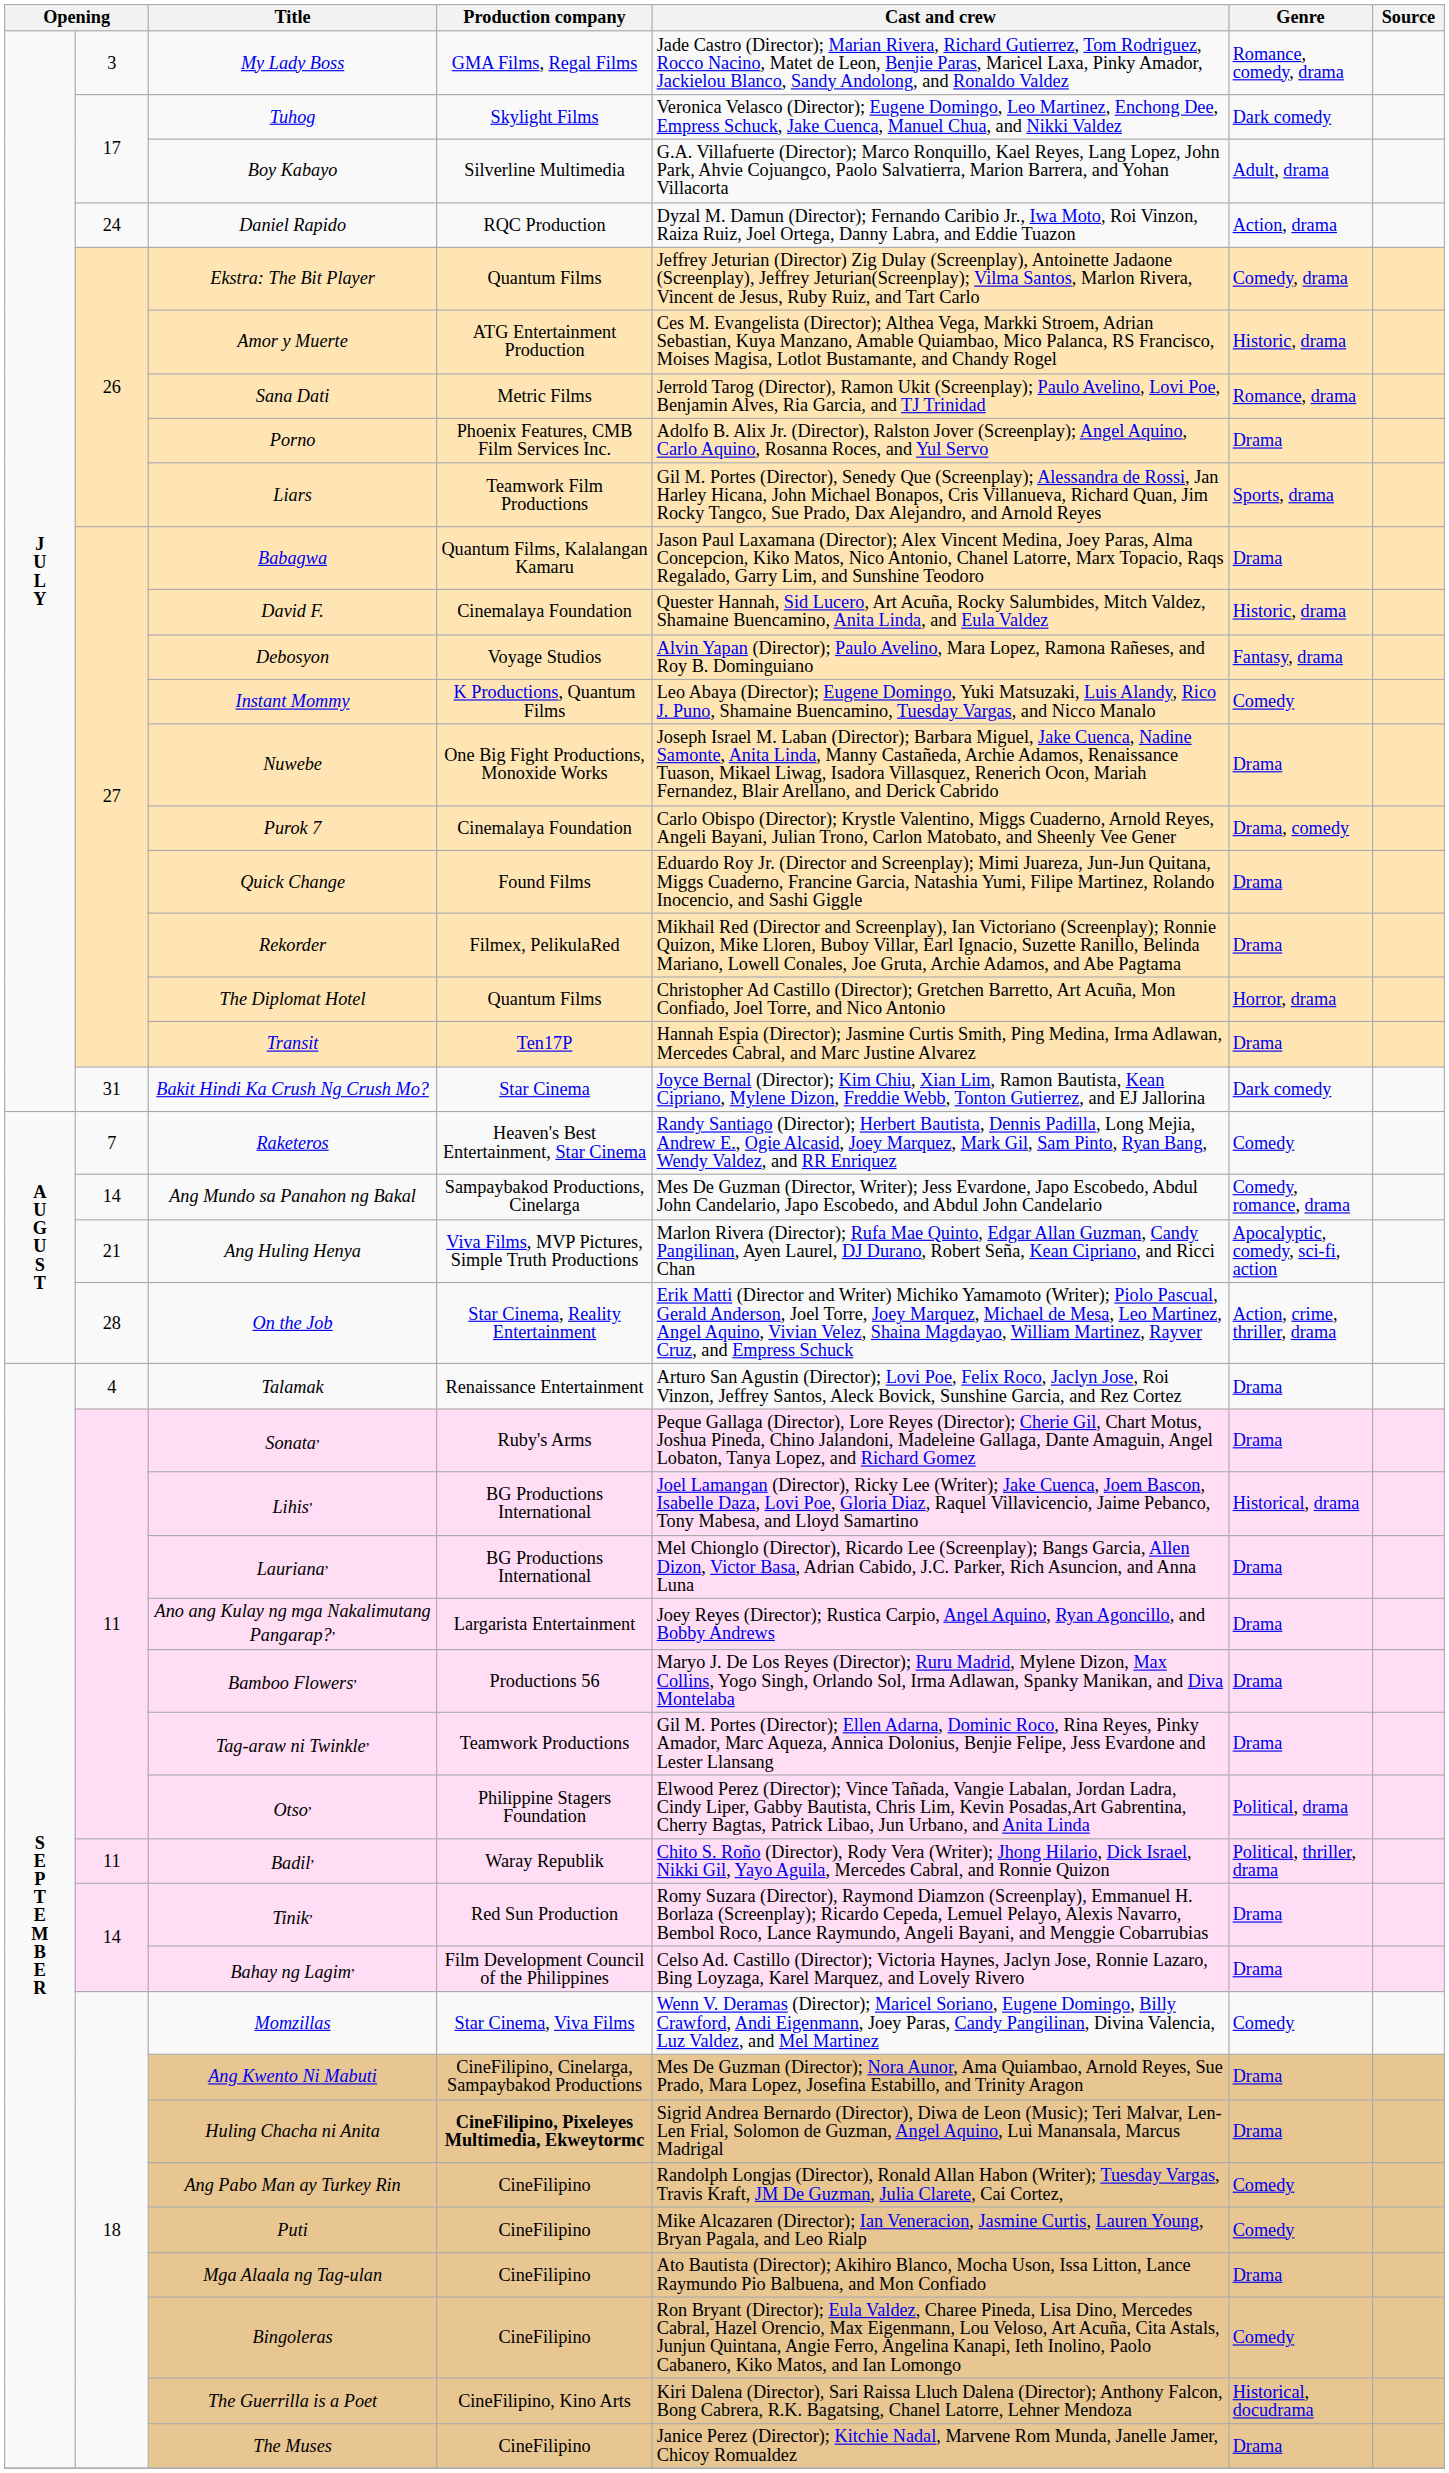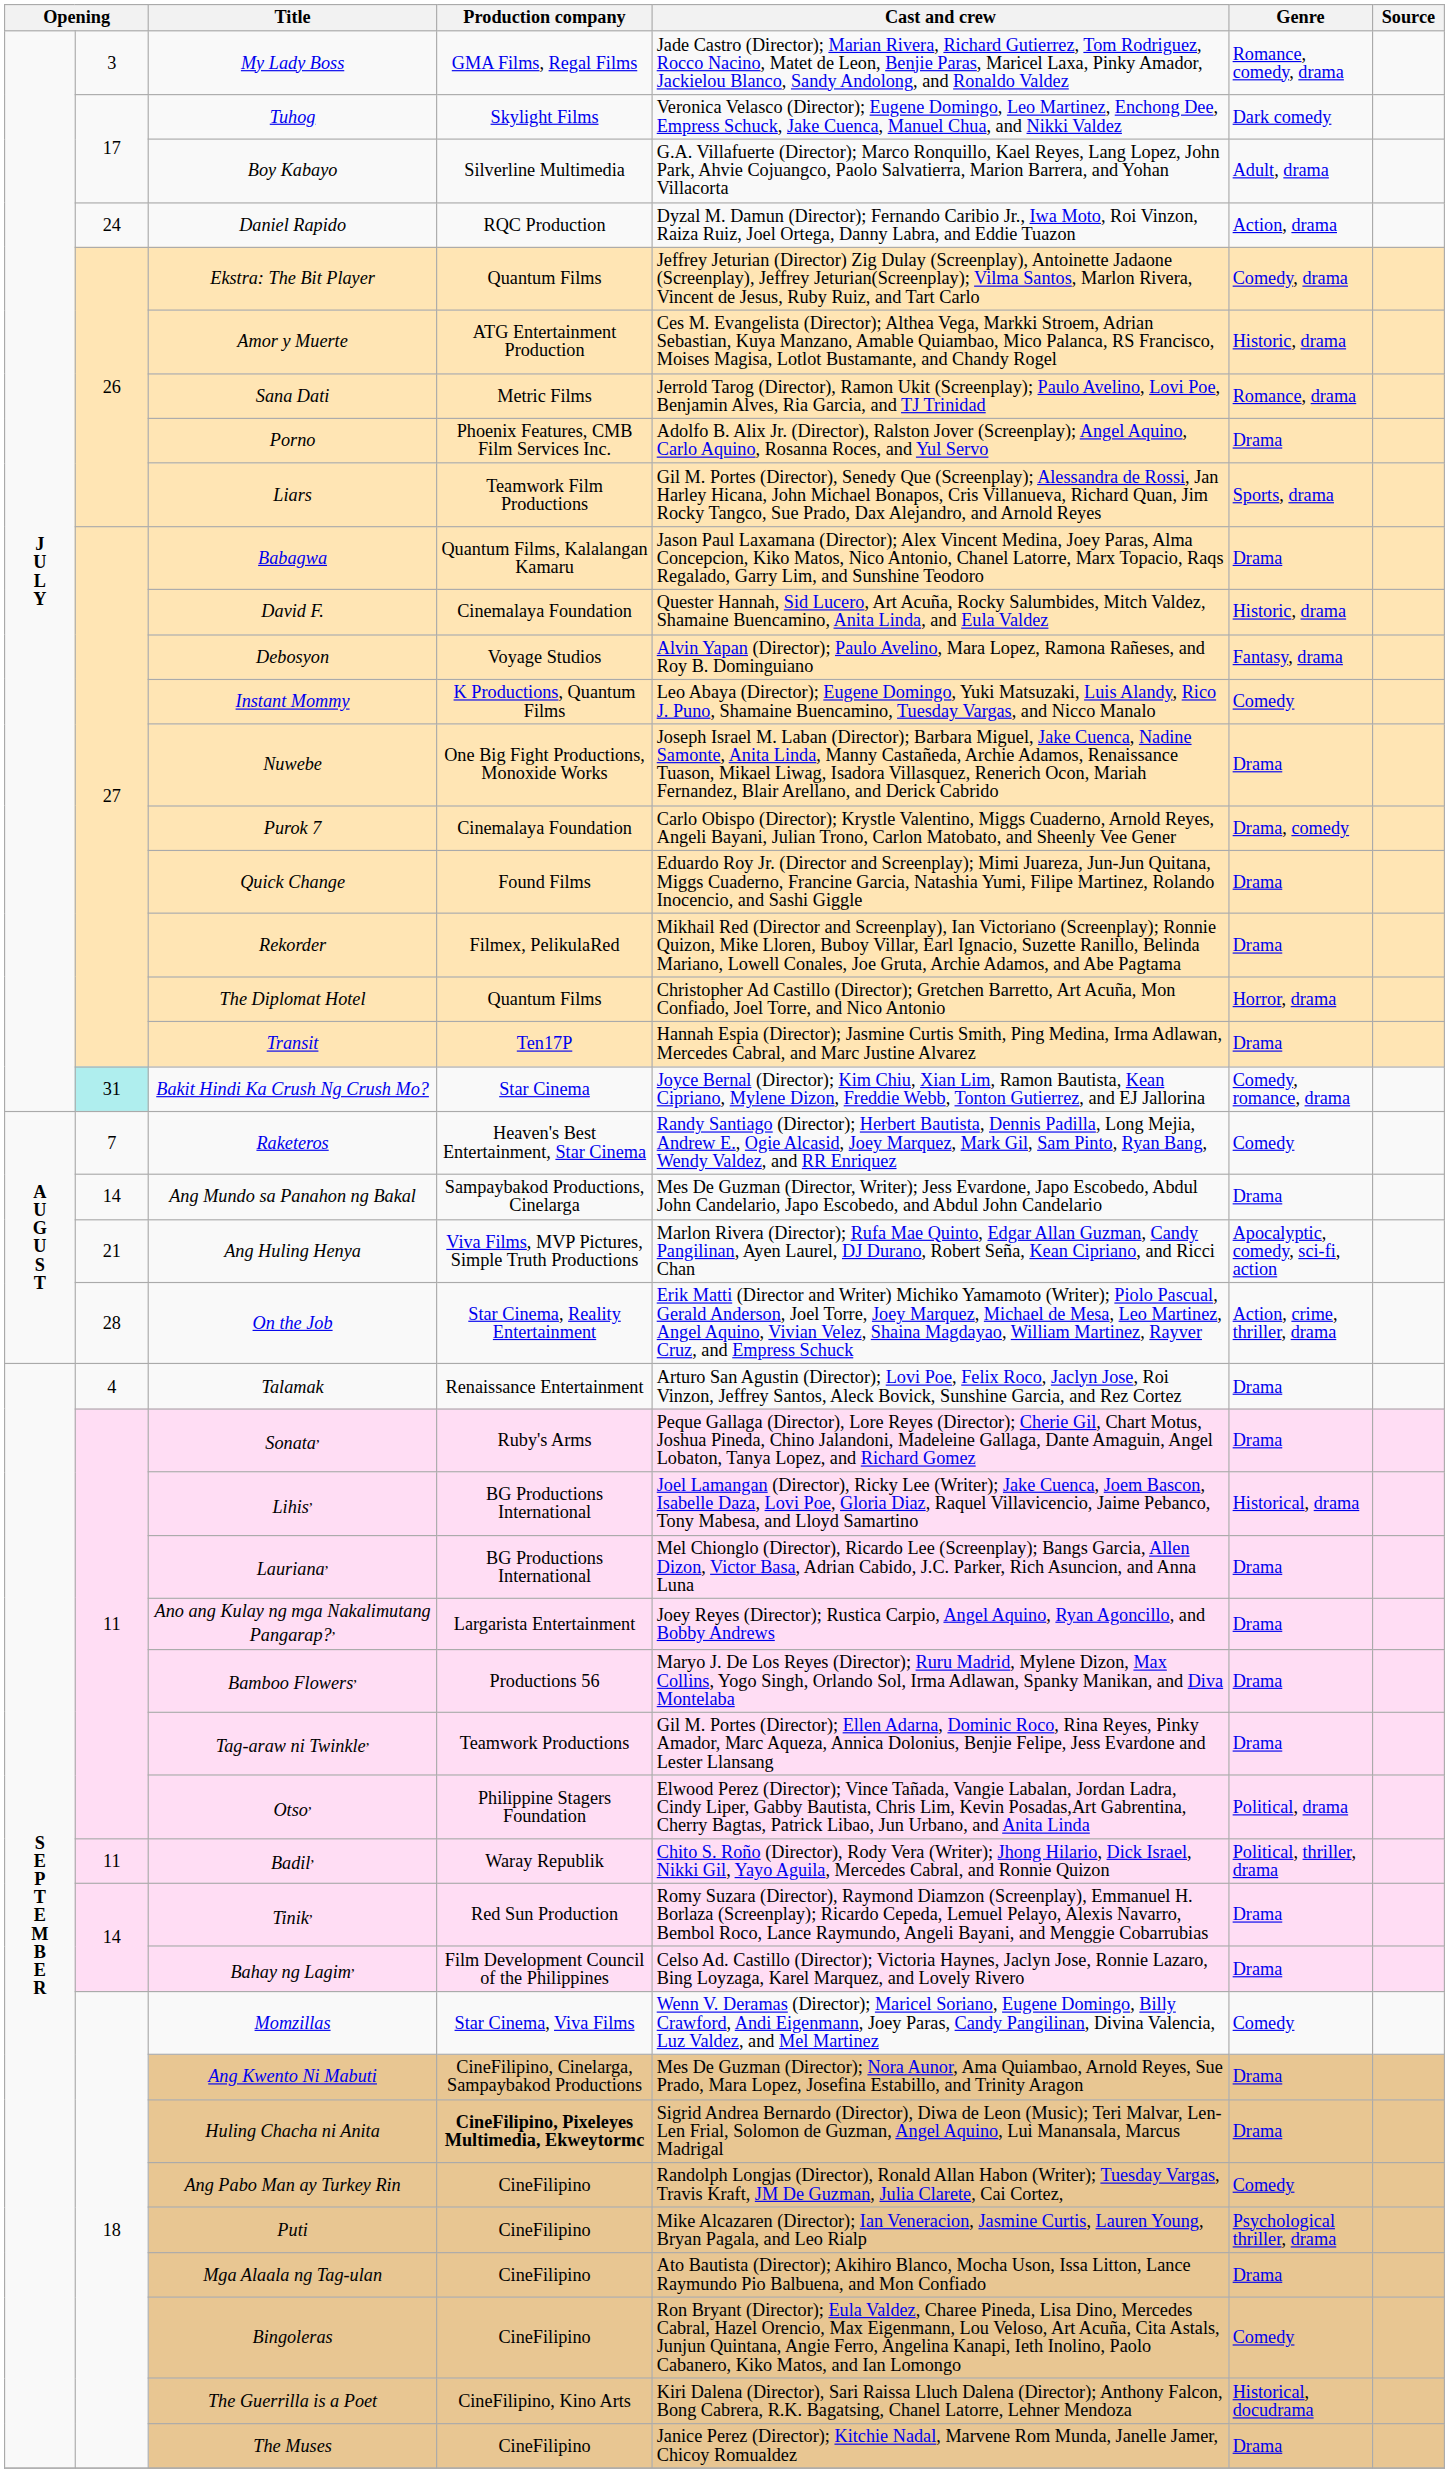(112, 1088) no background -> (112, 1088) paleturquoise background
(1282, 1088) Dark comedy -> (1291, 1088) Comedy, romance, drama
(1291, 1196) Comedy, romance, drama -> (1257, 1196) Drama
(1264, 2229) Comedy -> (1284, 2229) Psychological thriller, drama
